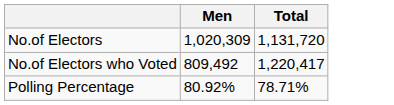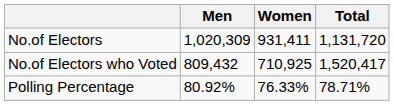+ column: (285, 16)
(211, 64) 809,492 -> (211, 64) 809,432
(291, 64) 1,220,417 -> (352, 64) 1,520,417
